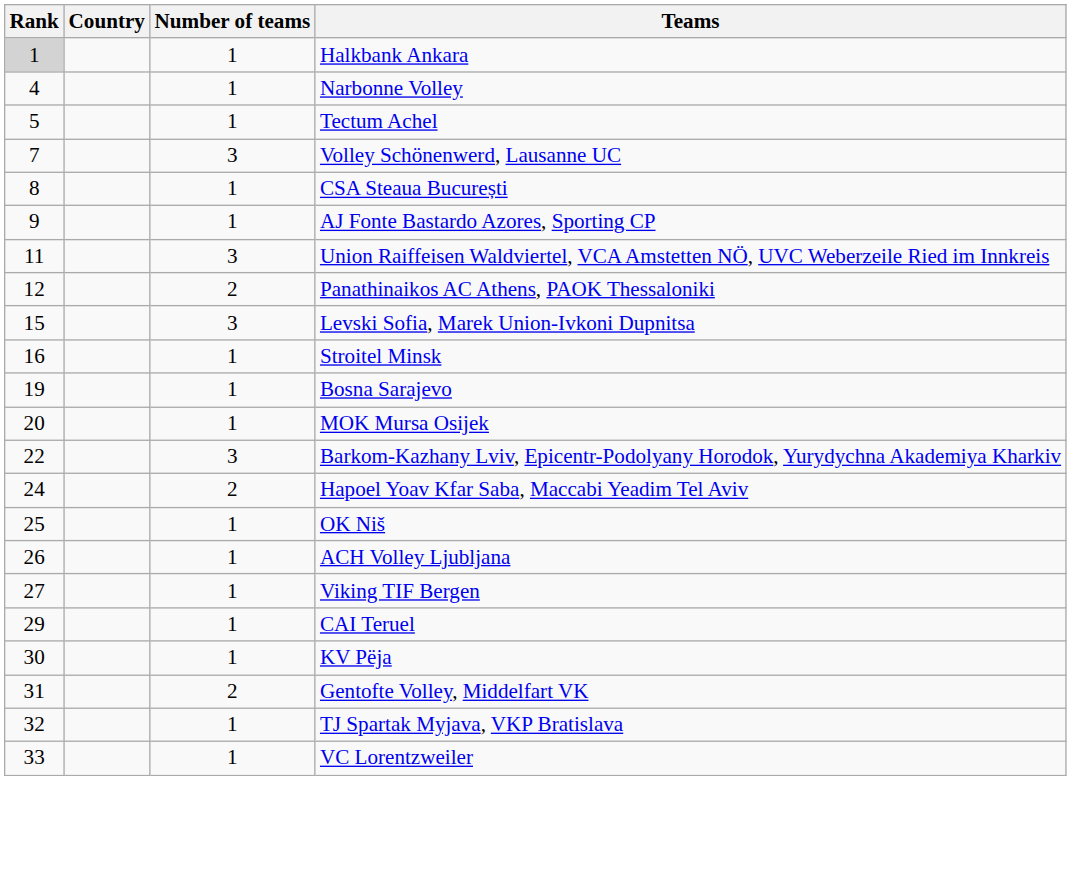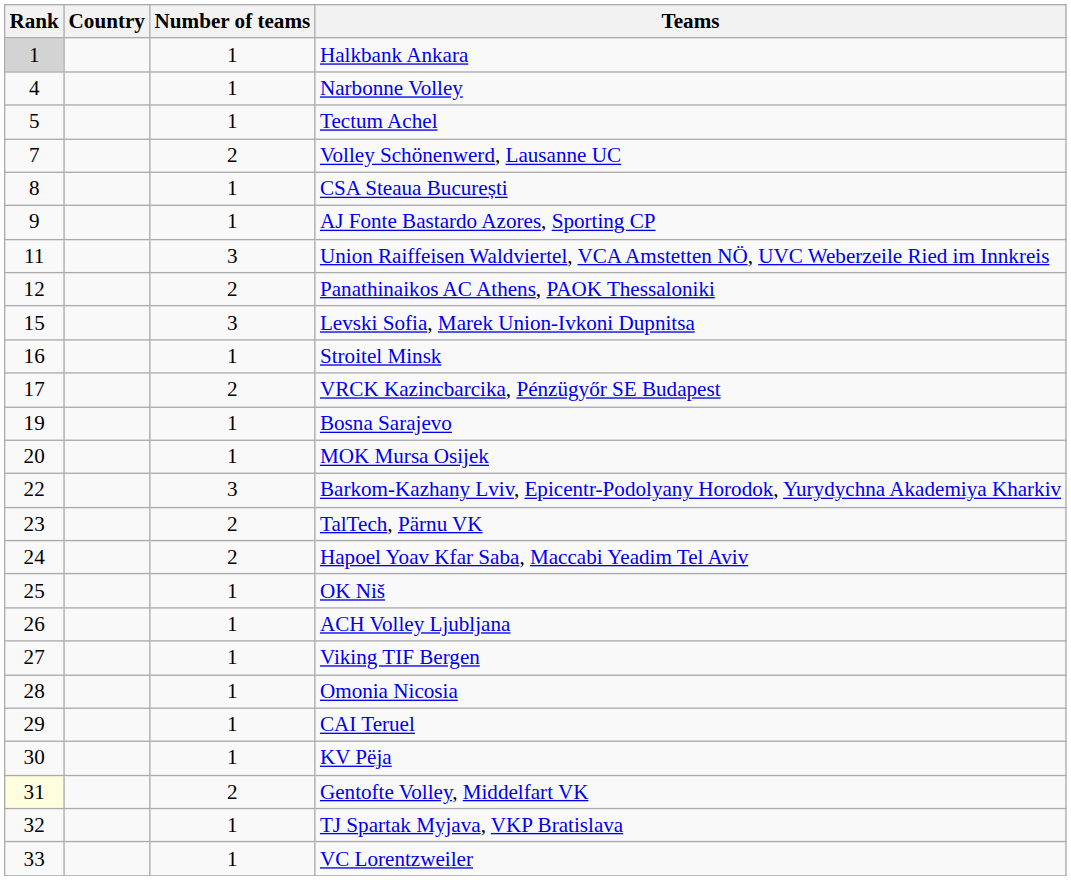(232, 155) 3 -> (232, 155) 2
+ row: (520, 389)
+ row: (401, 523)
+ row: (389, 691)
(34, 691) no background -> (34, 791) lightyellow background
